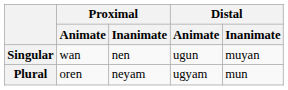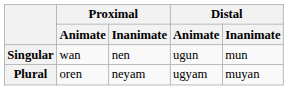(242, 54) muyan -> (236, 54) mun
(236, 74) mun -> (242, 74) muyan
